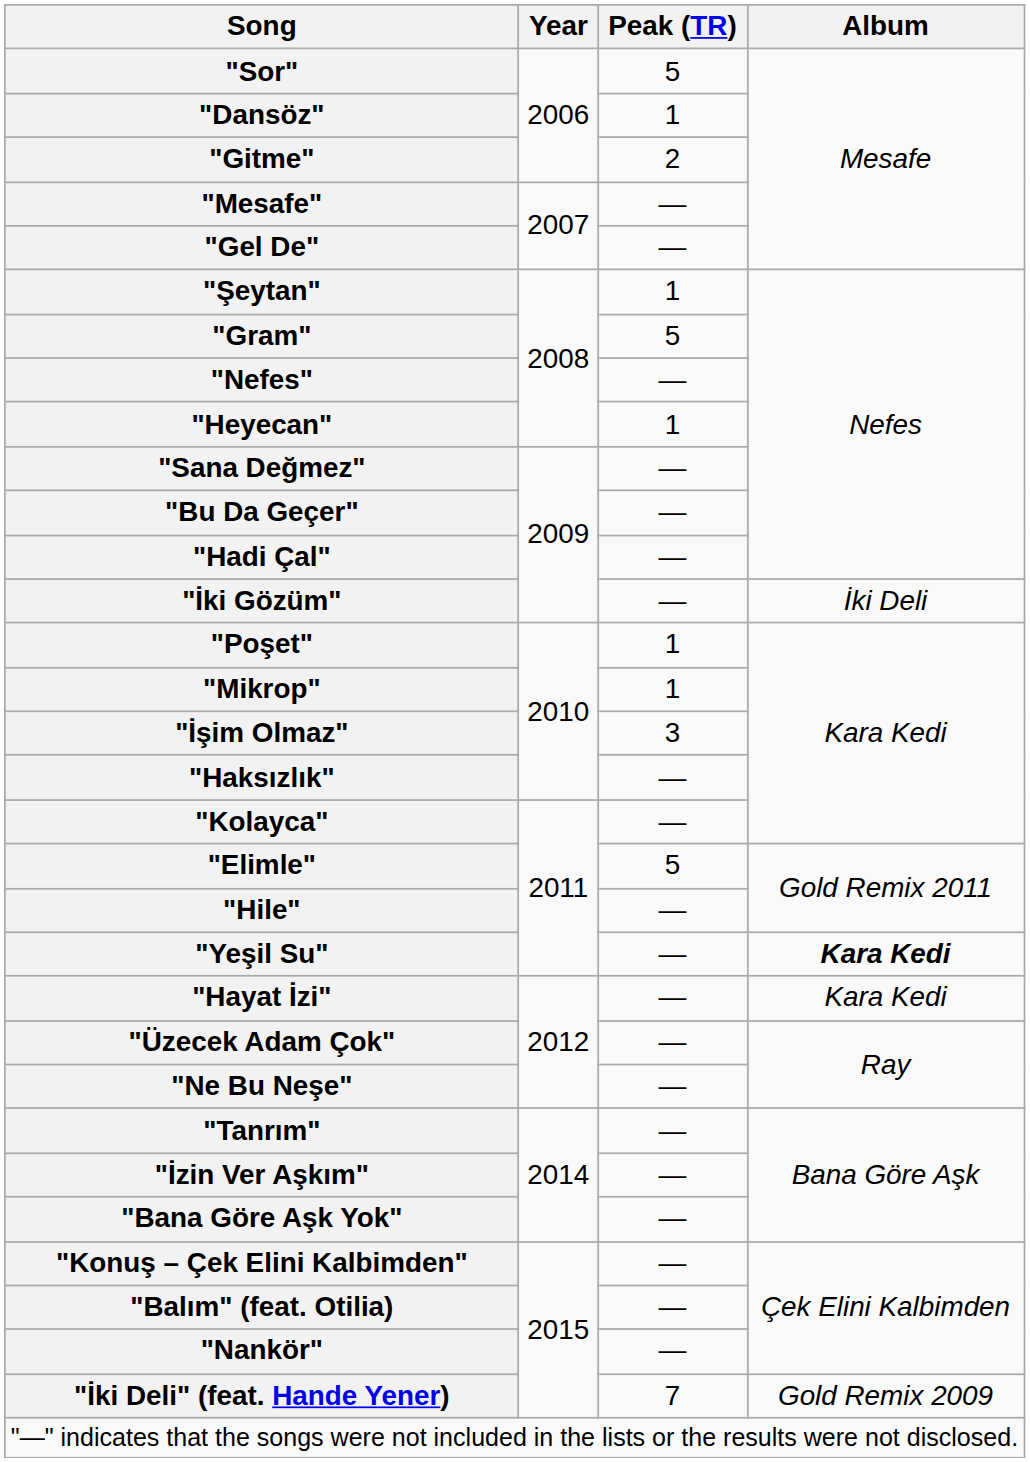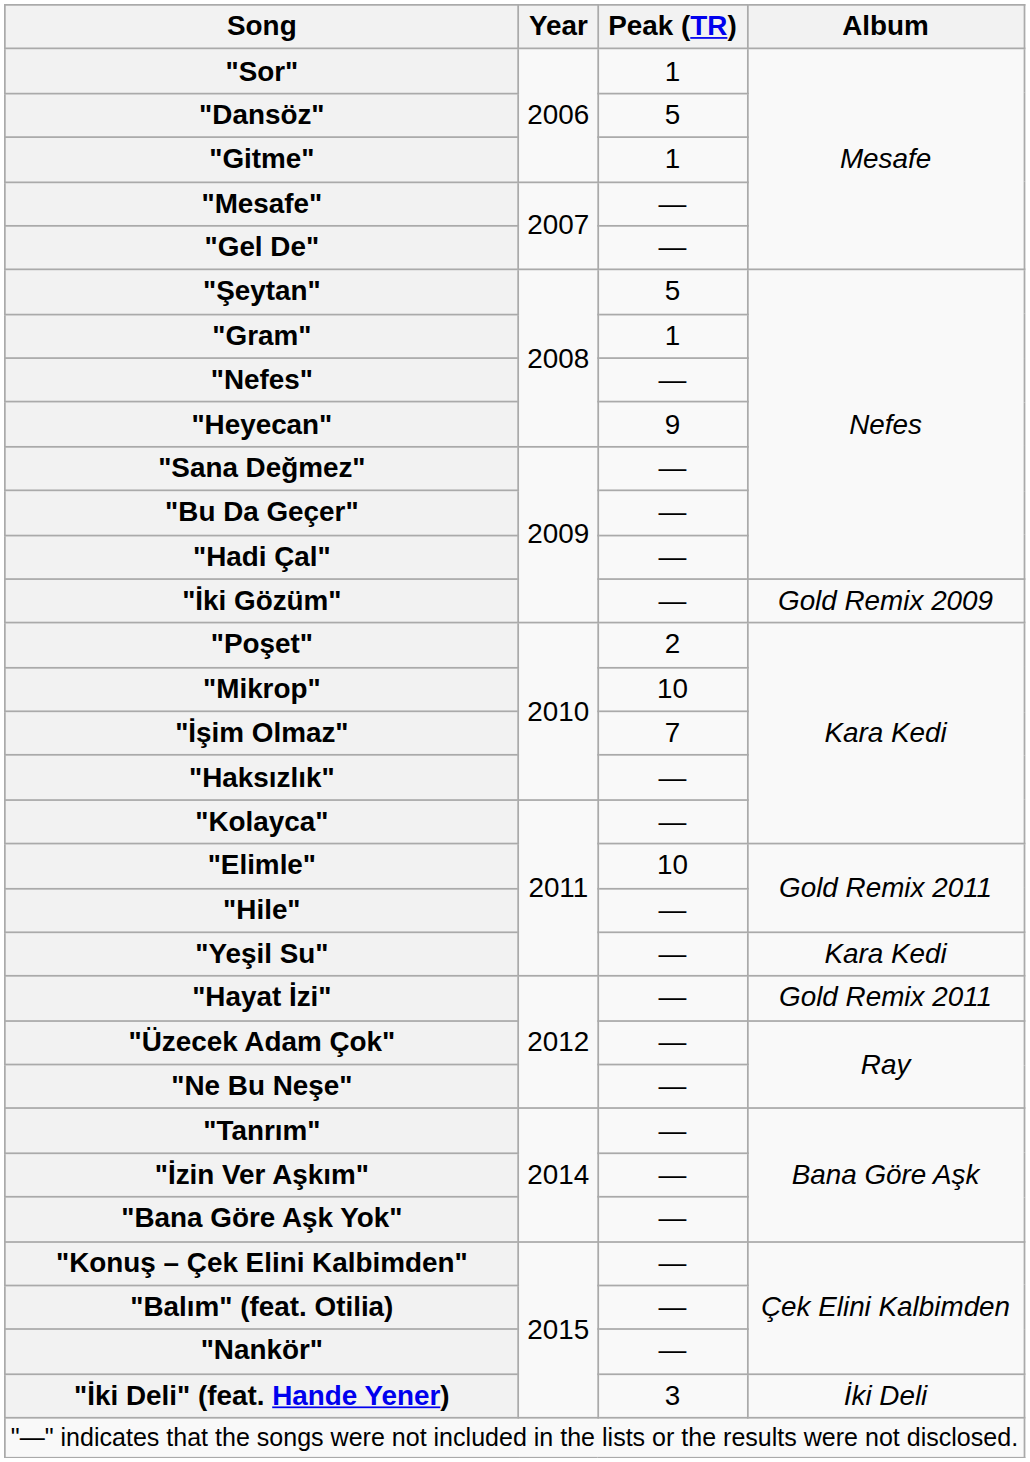(672, 70) 5 -> (672, 70) 1
(672, 114) 1 -> (672, 114) 5
(672, 159) 2 -> (672, 159) 1
(672, 291) 1 -> (672, 291) 5
(672, 335) 5 -> (672, 335) 1
(672, 423) 1 -> (672, 423) 9
(886, 600) İki Deli -> (886, 600) Gold Remix 2009
(672, 644) 1 -> (672, 644) 2
(672, 688) 1 -> (672, 688) 10
(672, 733) 3 -> (672, 733) 7
(672, 865) 5 -> (672, 865) 10
(886, 953) bold -> (886, 953) normal
(886, 997) Kara Kedi -> (886, 997) Gold Remix 2011
(672, 1395) 7 -> (672, 1395) 3
(886, 1395) Gold Remix 2009 -> (886, 1395) İki Deli
